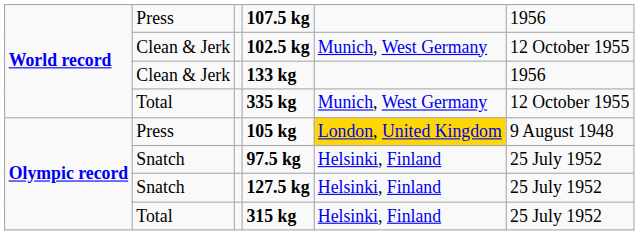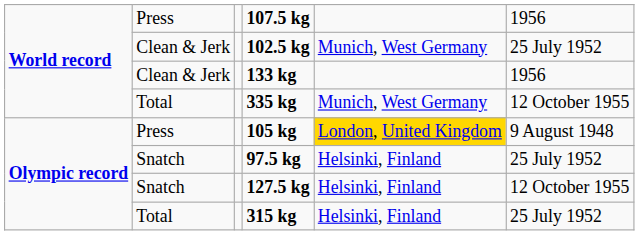(570, 46) 12 October 1955 -> (556, 46) 25 July 1952
(556, 187) 25 July 1952 -> (570, 187) 12 October 1955
